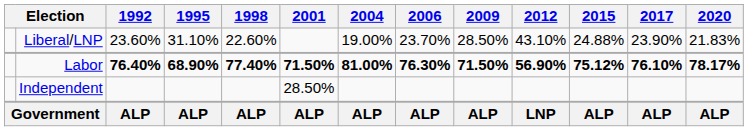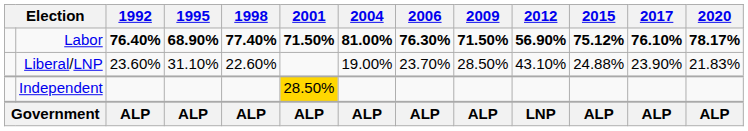rows swapped: (83, 65) <-> (63, 40)
(309, 88) no background -> (309, 88) gold background
